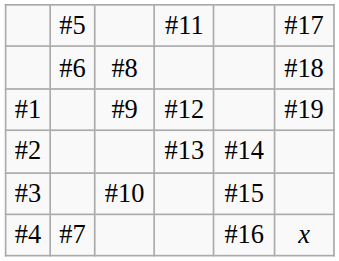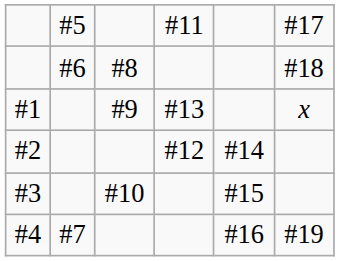(184, 109) #12 -> (184, 109) #13
(304, 109) #19 -> (304, 109) x
(184, 151) #13 -> (184, 151) #12
(304, 234) x -> (304, 234) #19
